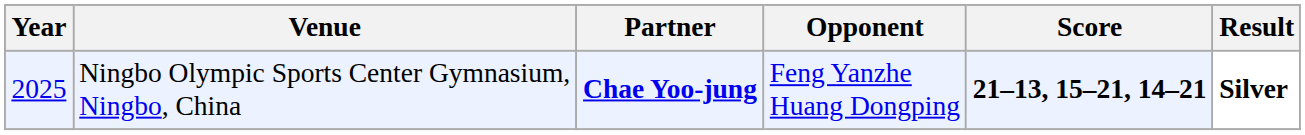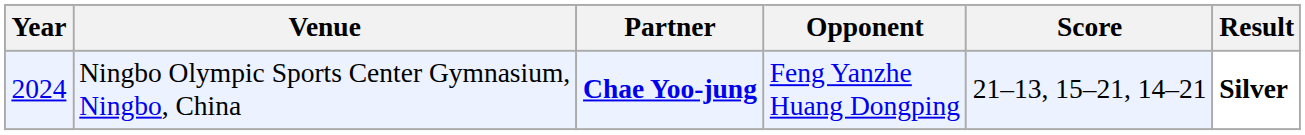(39, 89) 2025 -> (39, 89) 2024
(1090, 89) bold -> (1090, 89) normal
